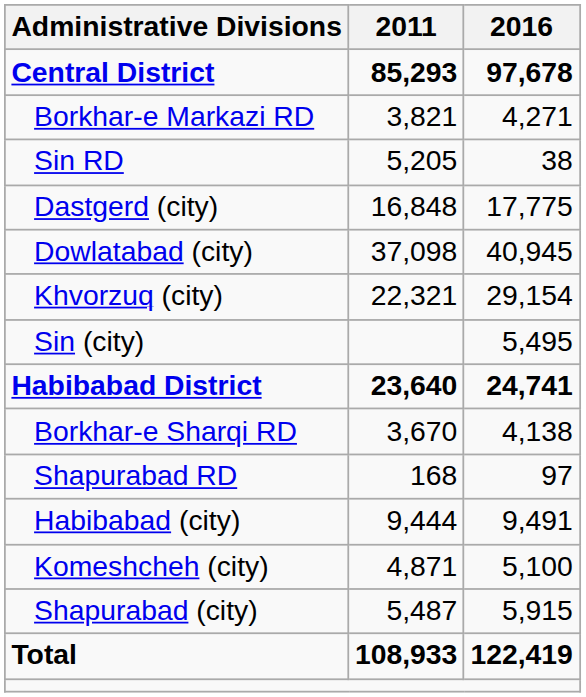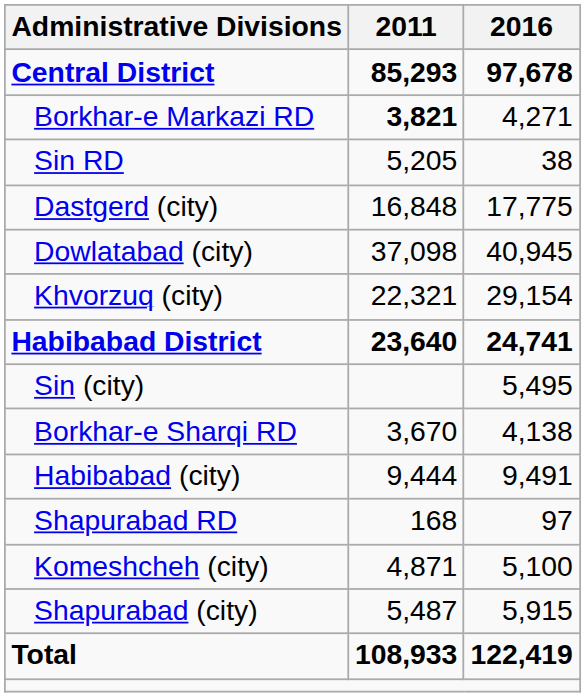(422, 116) normal -> (422, 116) bold
rows swapped: (89, 341) <-> (137, 386)
rows swapped: (136, 476) <-> (137, 521)
